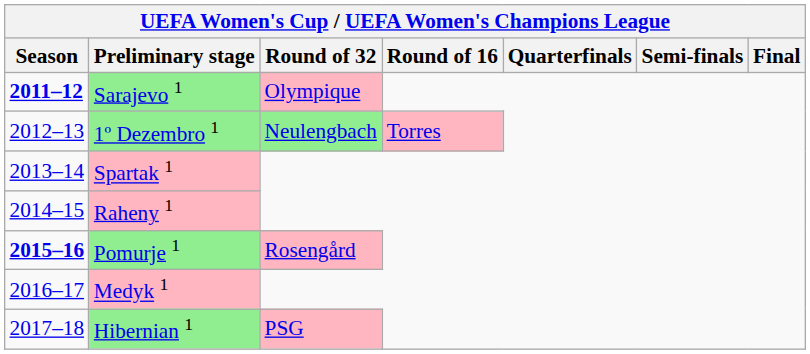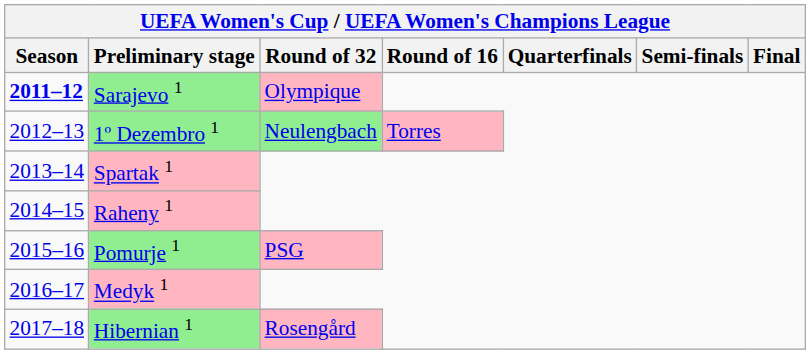(47, 249) bold -> (47, 249) normal
(310, 249) Rosengård -> (284, 249) PSG
(284, 328) PSG -> (310, 328) Rosengård
